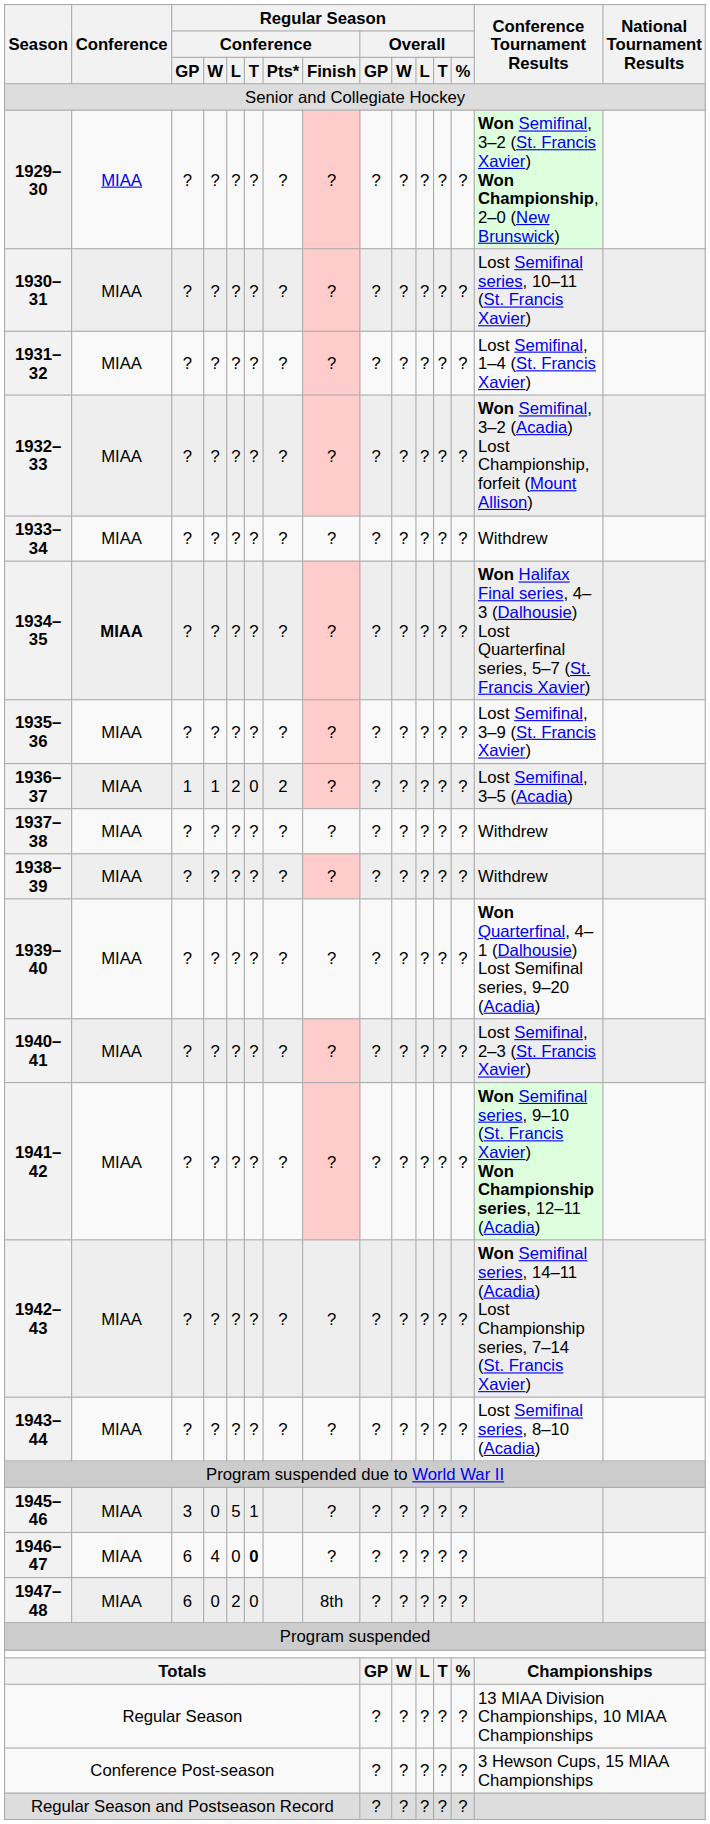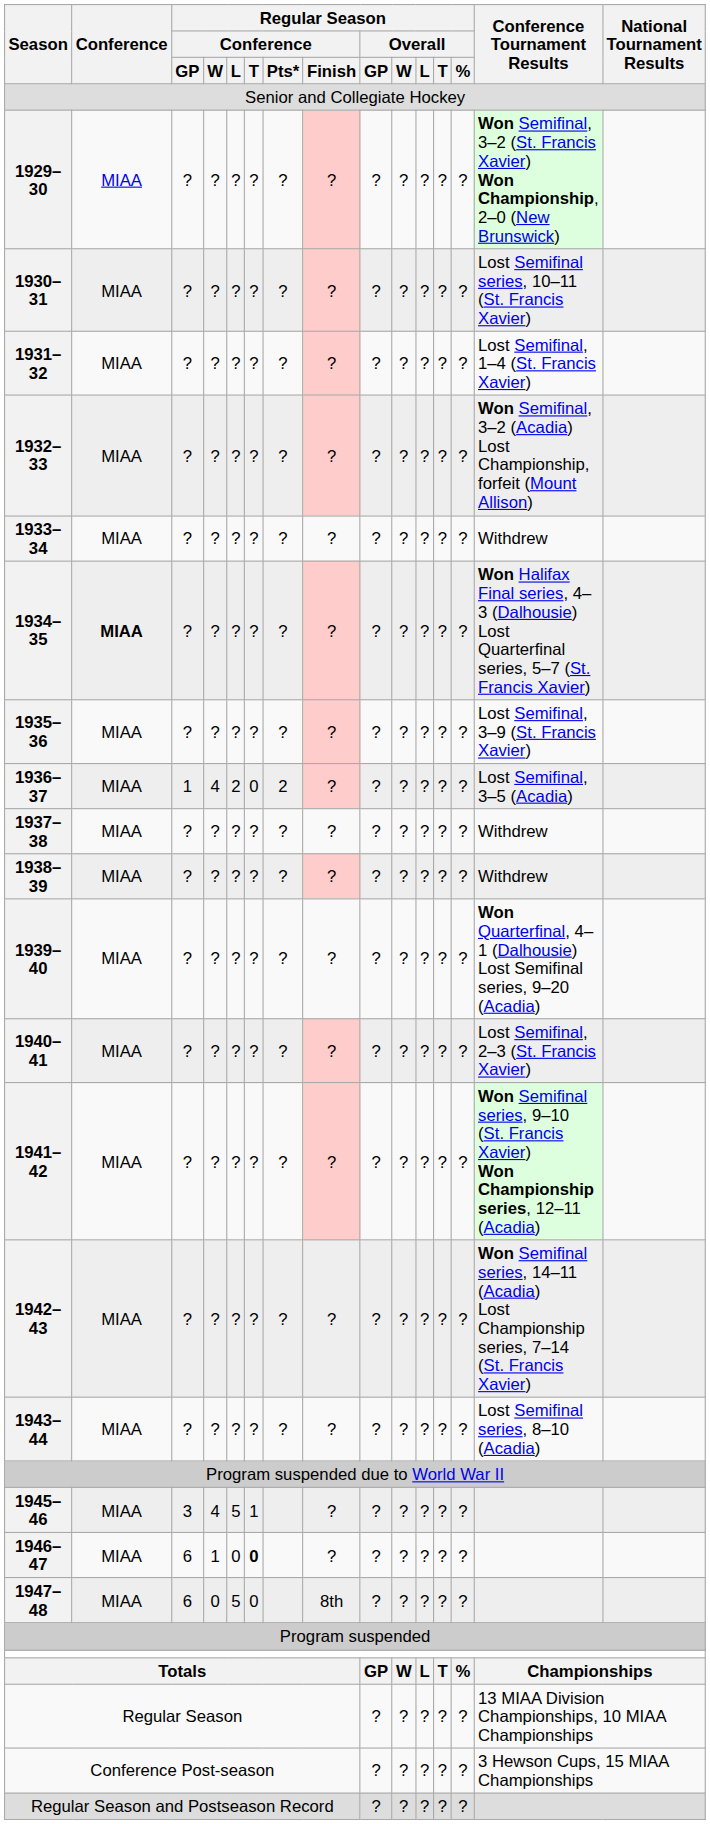(215, 786) 1 -> (215, 786) 4
(215, 1510) 0 -> (215, 1510) 4
(215, 1556) 4 -> (215, 1556) 1
(236, 1601) 2 -> (236, 1601) 5
